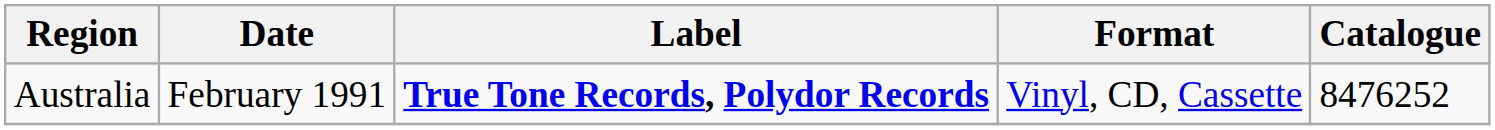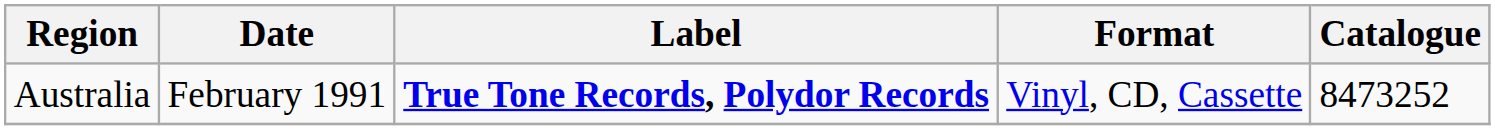(1385, 93) 8476252 -> (1385, 93) 8473252
